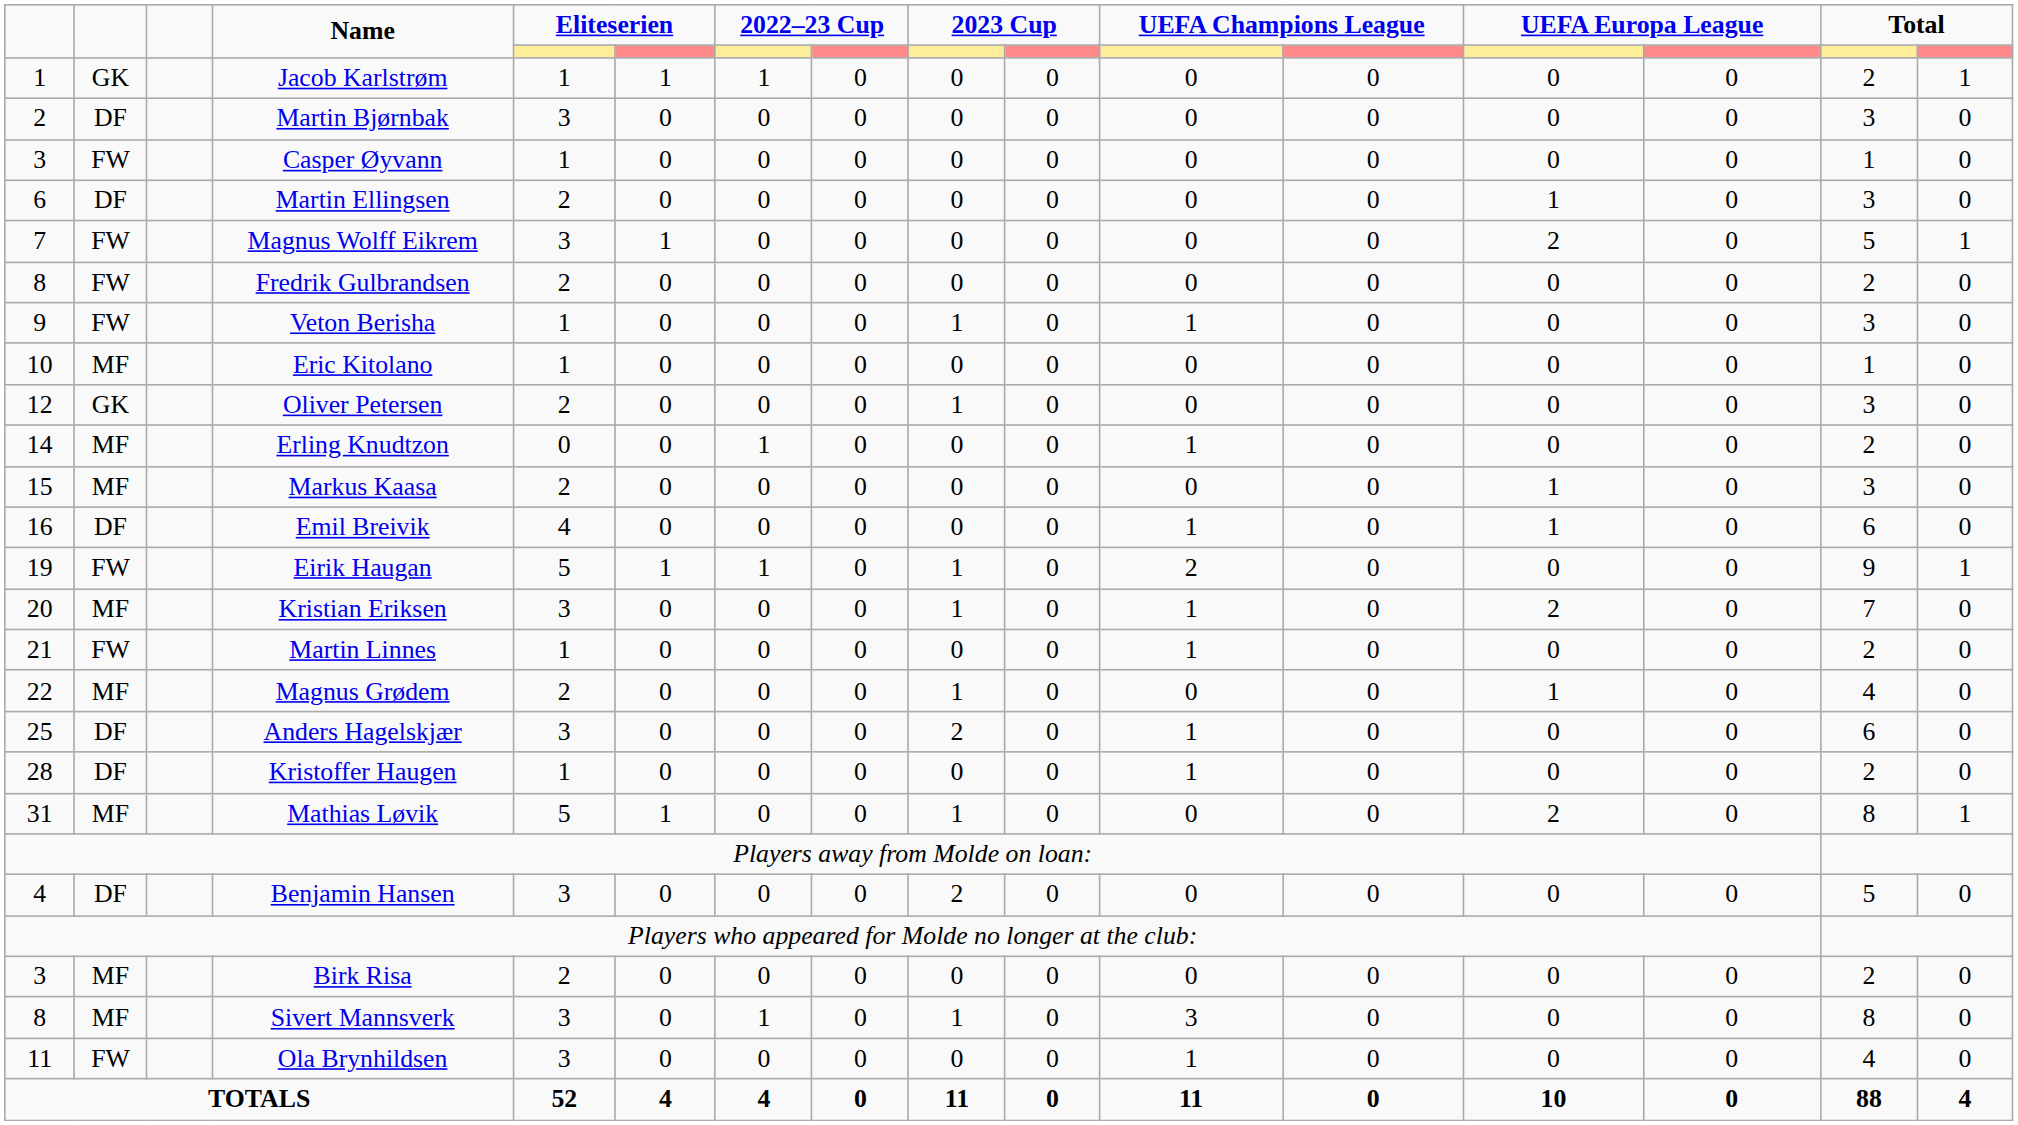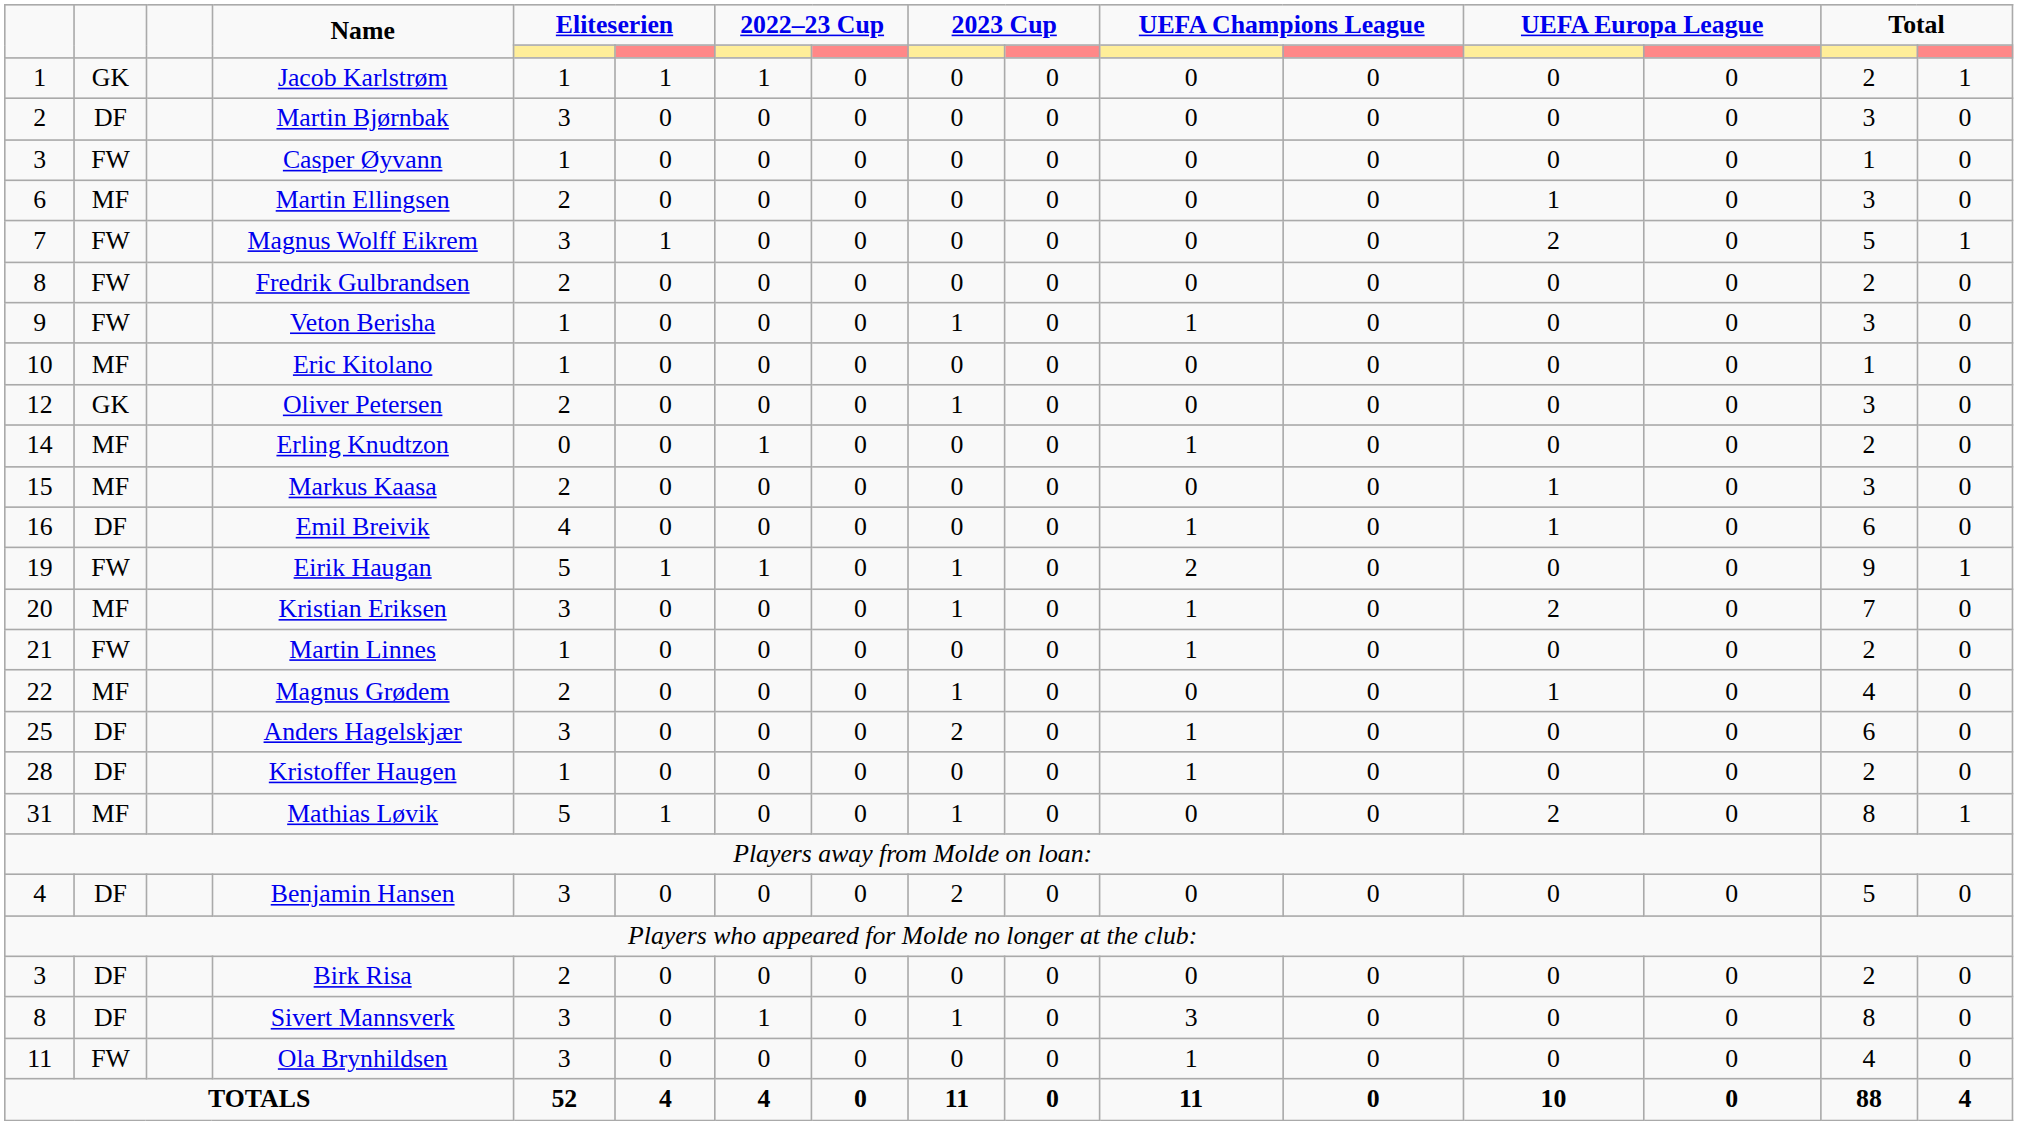(110, 200) DF -> (110, 200) MF
(110, 976) MF -> (110, 976) DF
(110, 1017) MF -> (110, 1017) DF
